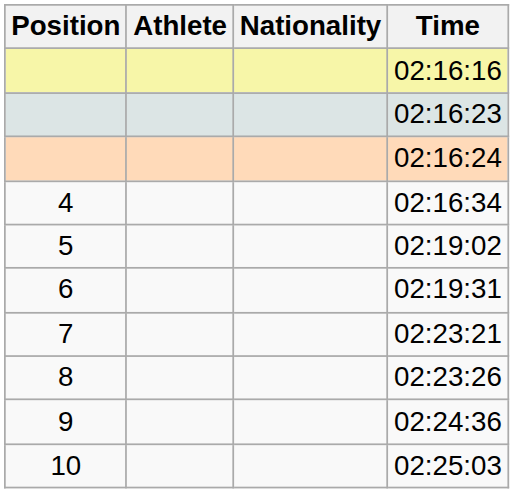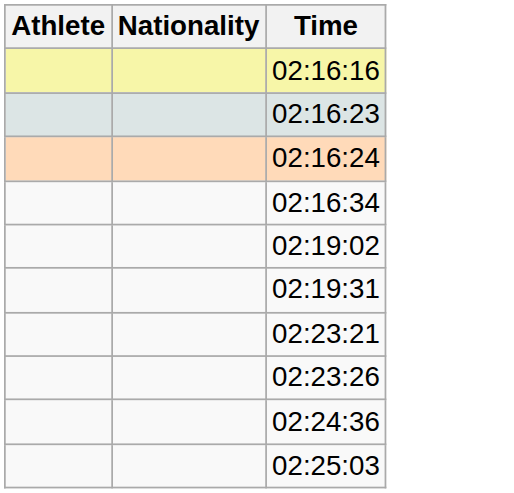- column: (66, 26)
